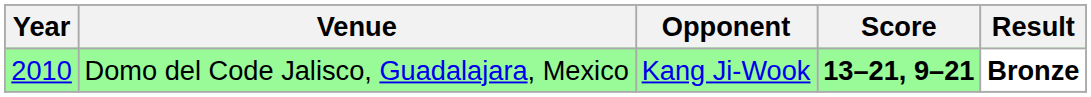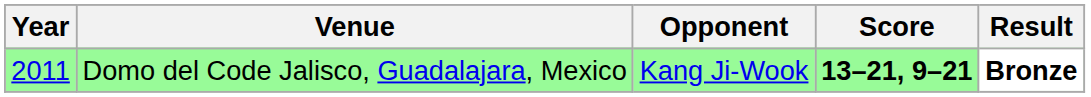(42, 70) 2010 -> (41, 70) 2011
